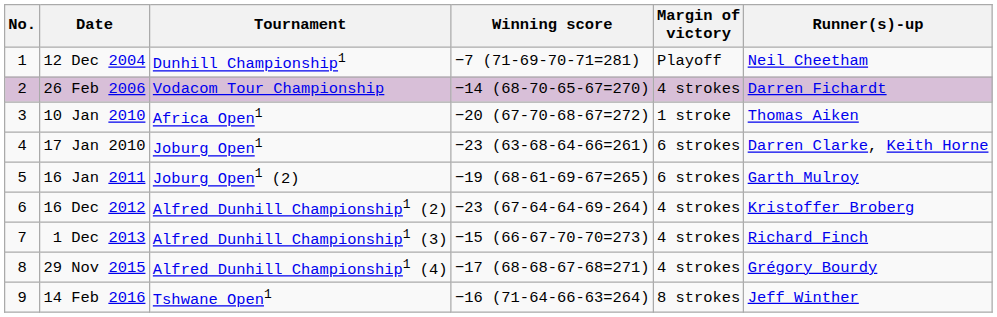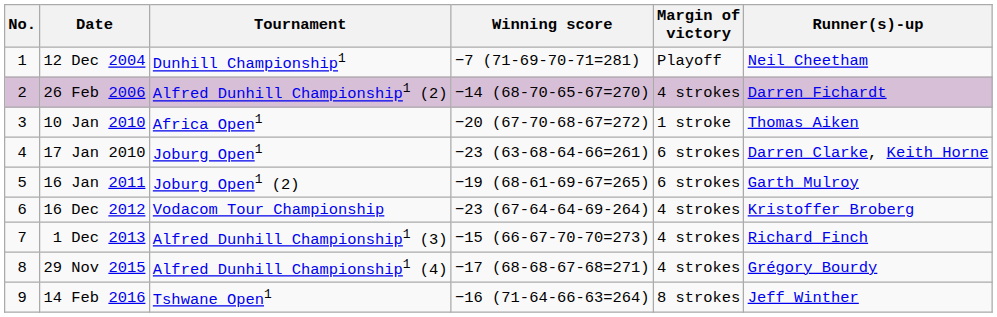(269, 90) Vodacom Tour Championship -> (300, 92) Alfred Dunhill Championship1 (2)
(300, 208) Alfred Dunhill Championship1 (2) -> (269, 210) Vodacom Tour Championship
